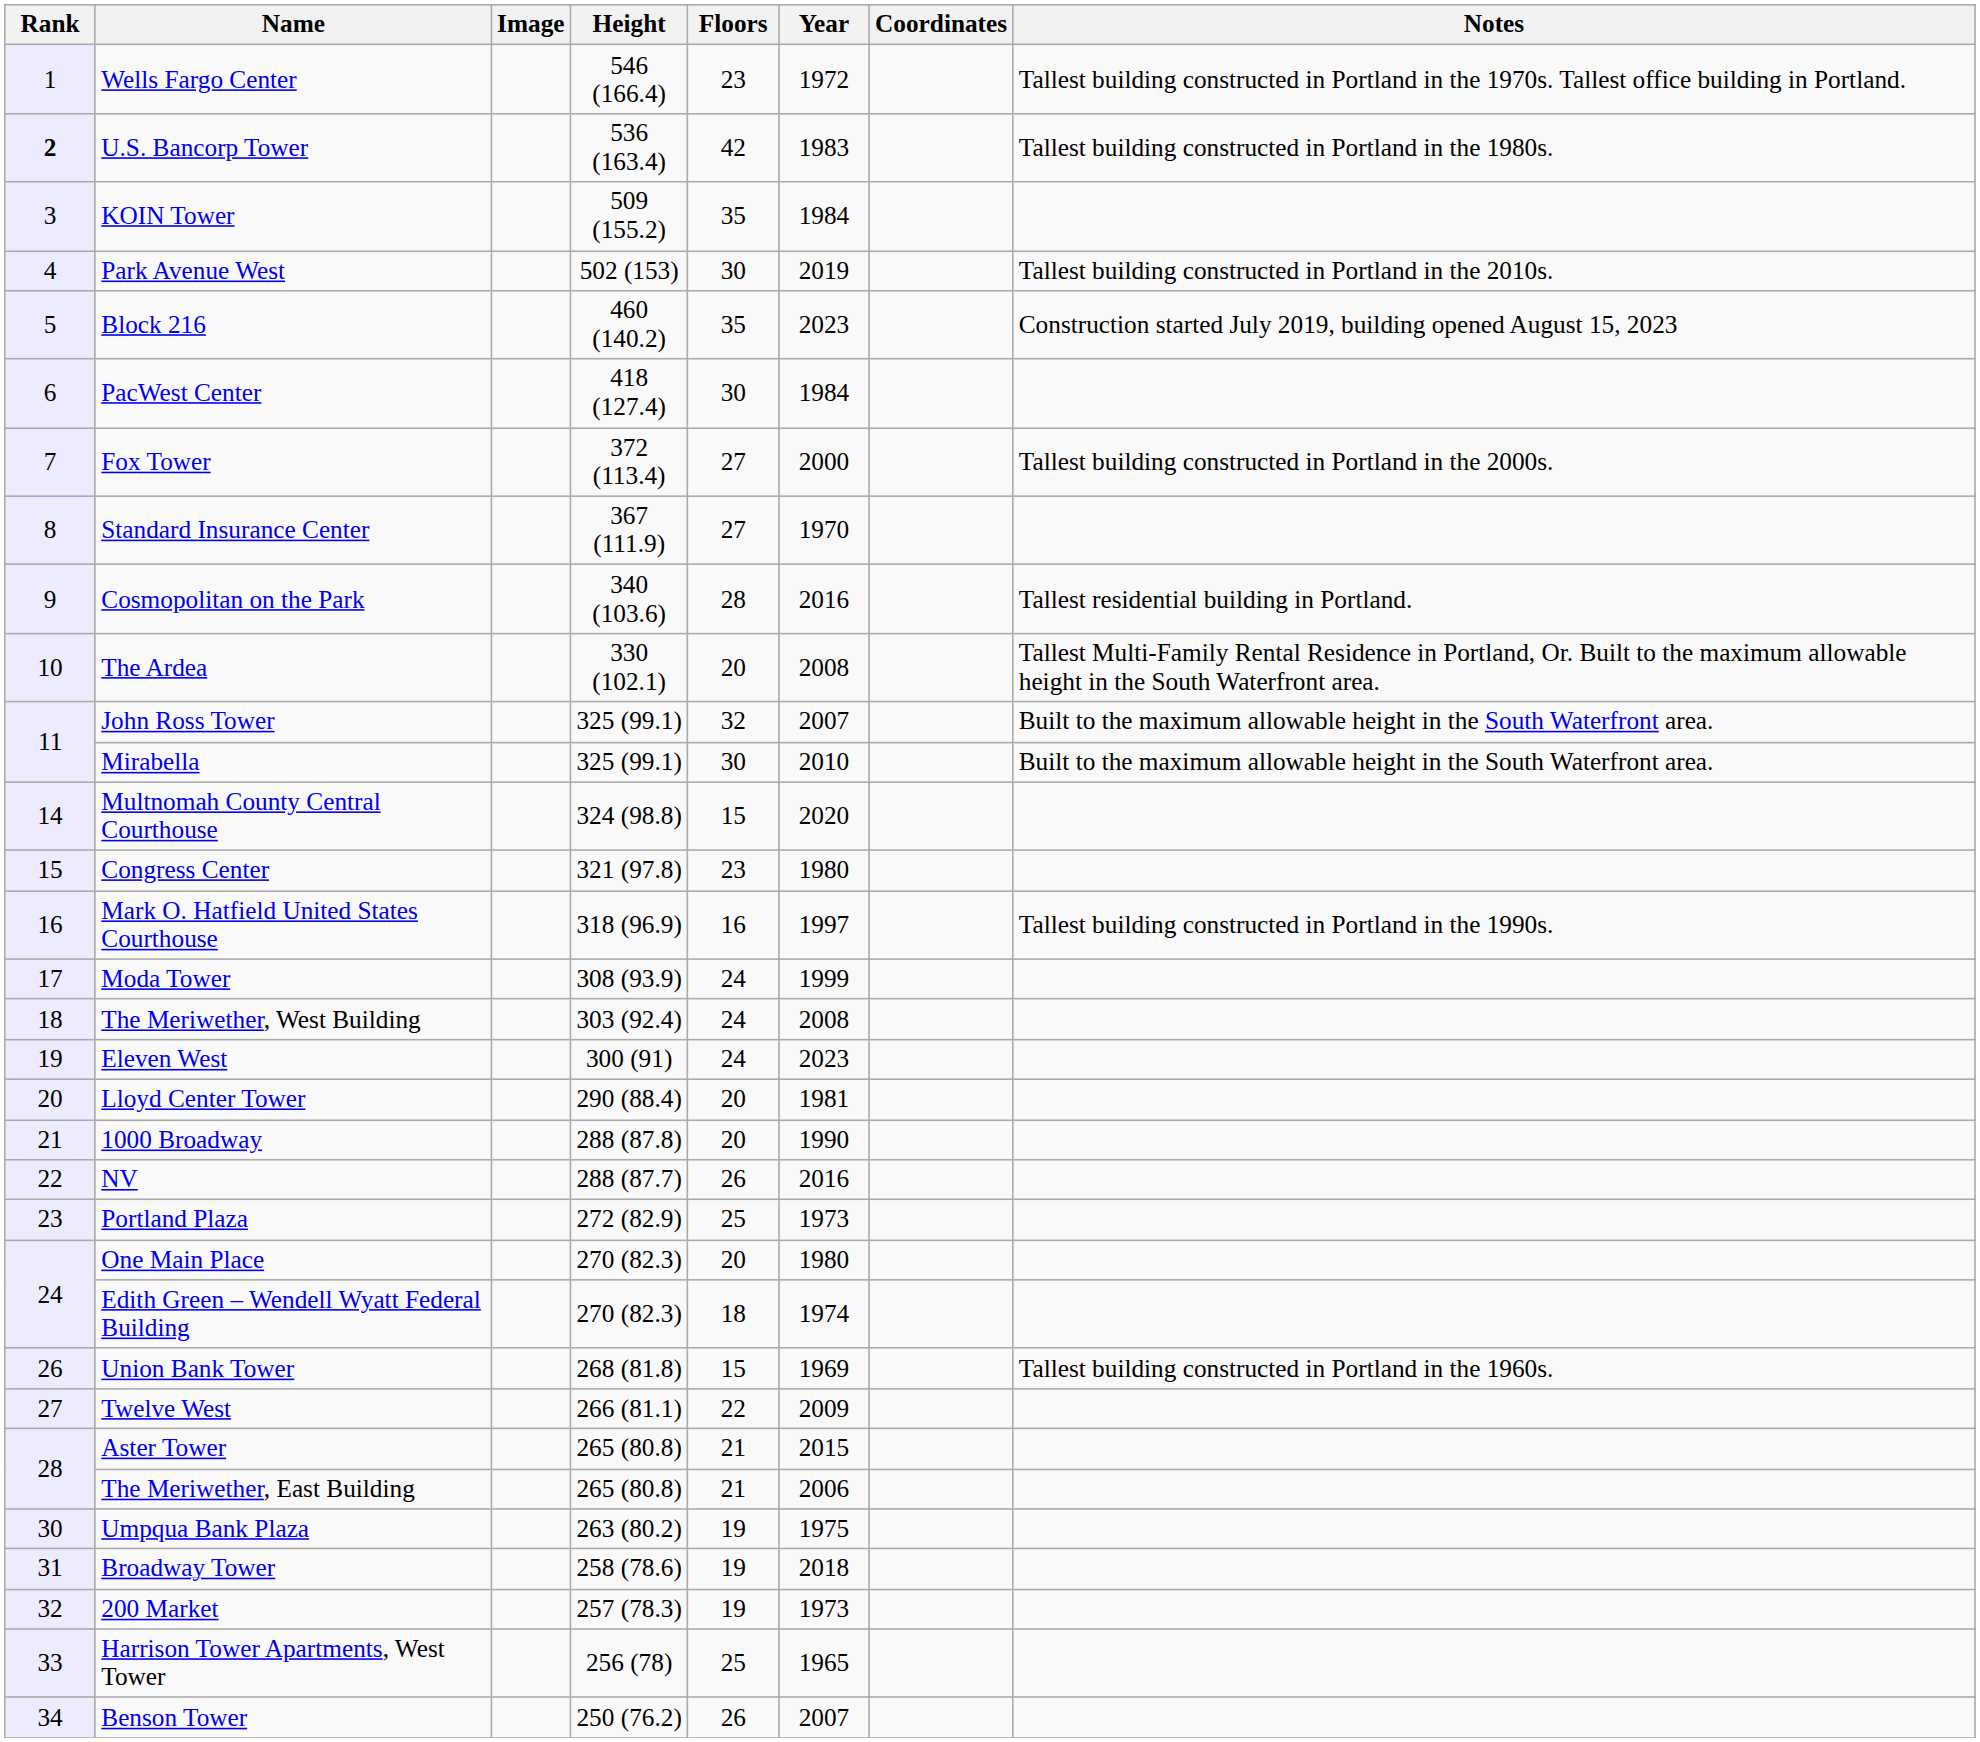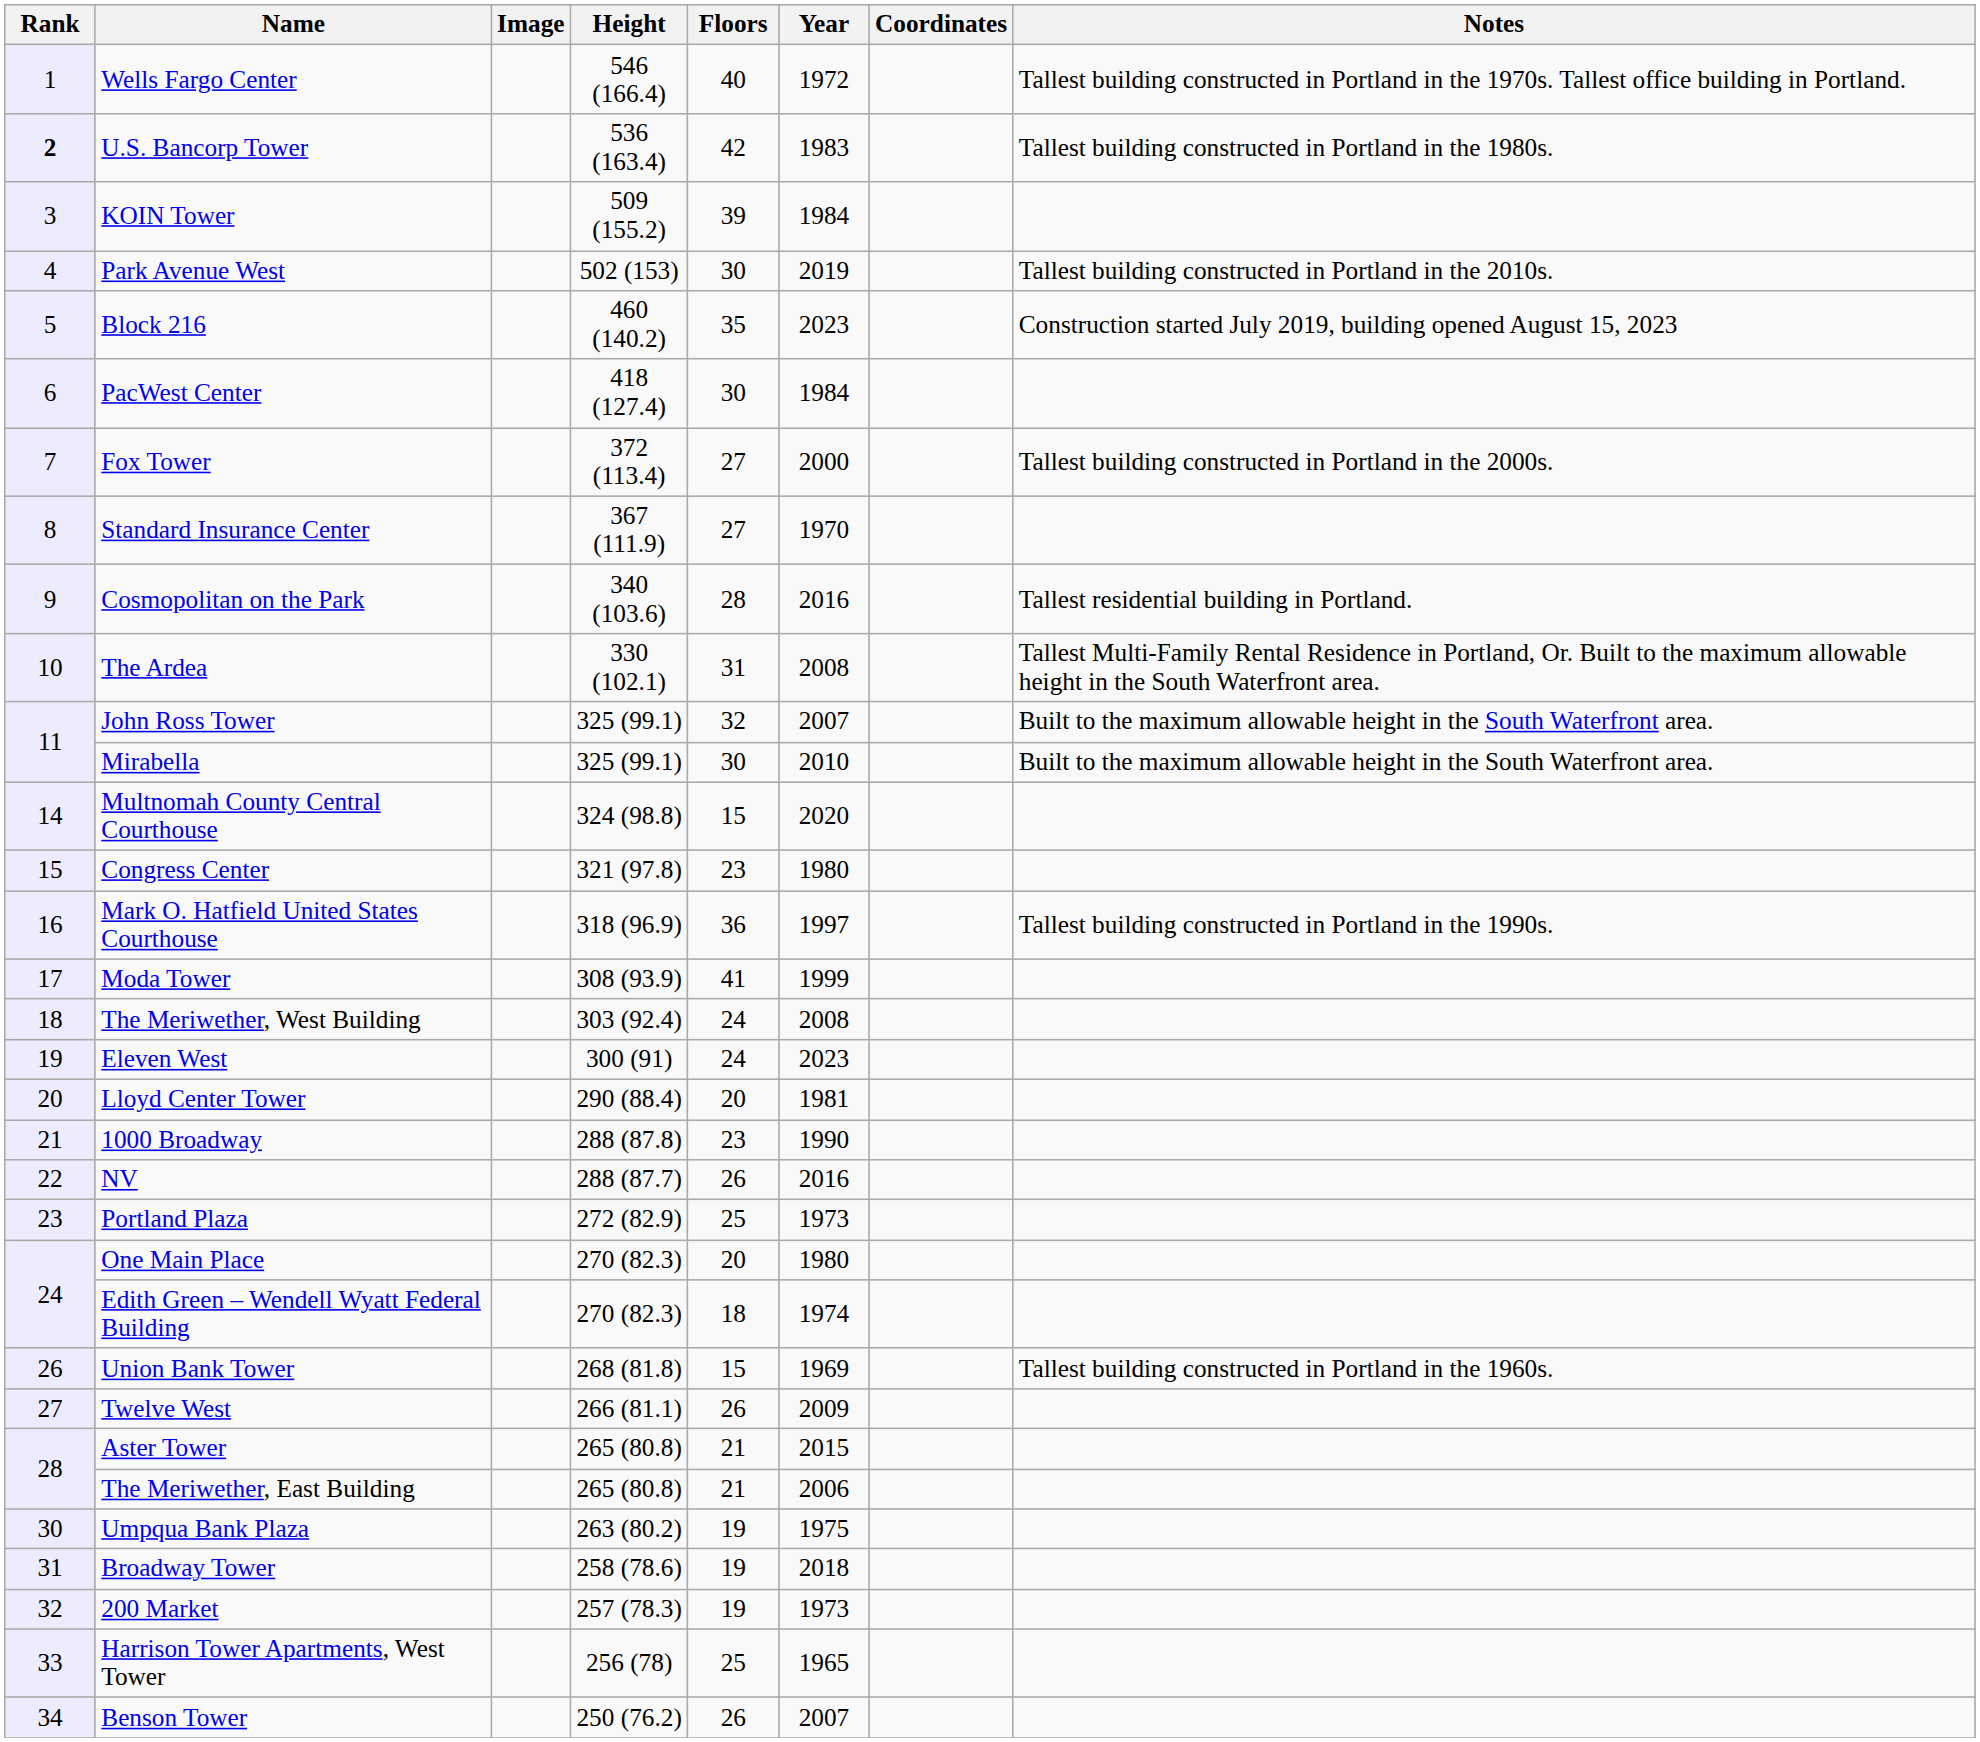(733, 78) 23 -> (733, 78) 40
(733, 215) 35 -> (733, 215) 39
(733, 667) 20 -> (733, 667) 31
(733, 924) 16 -> (733, 924) 36
(733, 978) 24 -> (733, 978) 41
(733, 1139) 20 -> (733, 1139) 23
(733, 1408) 22 -> (733, 1408) 26
